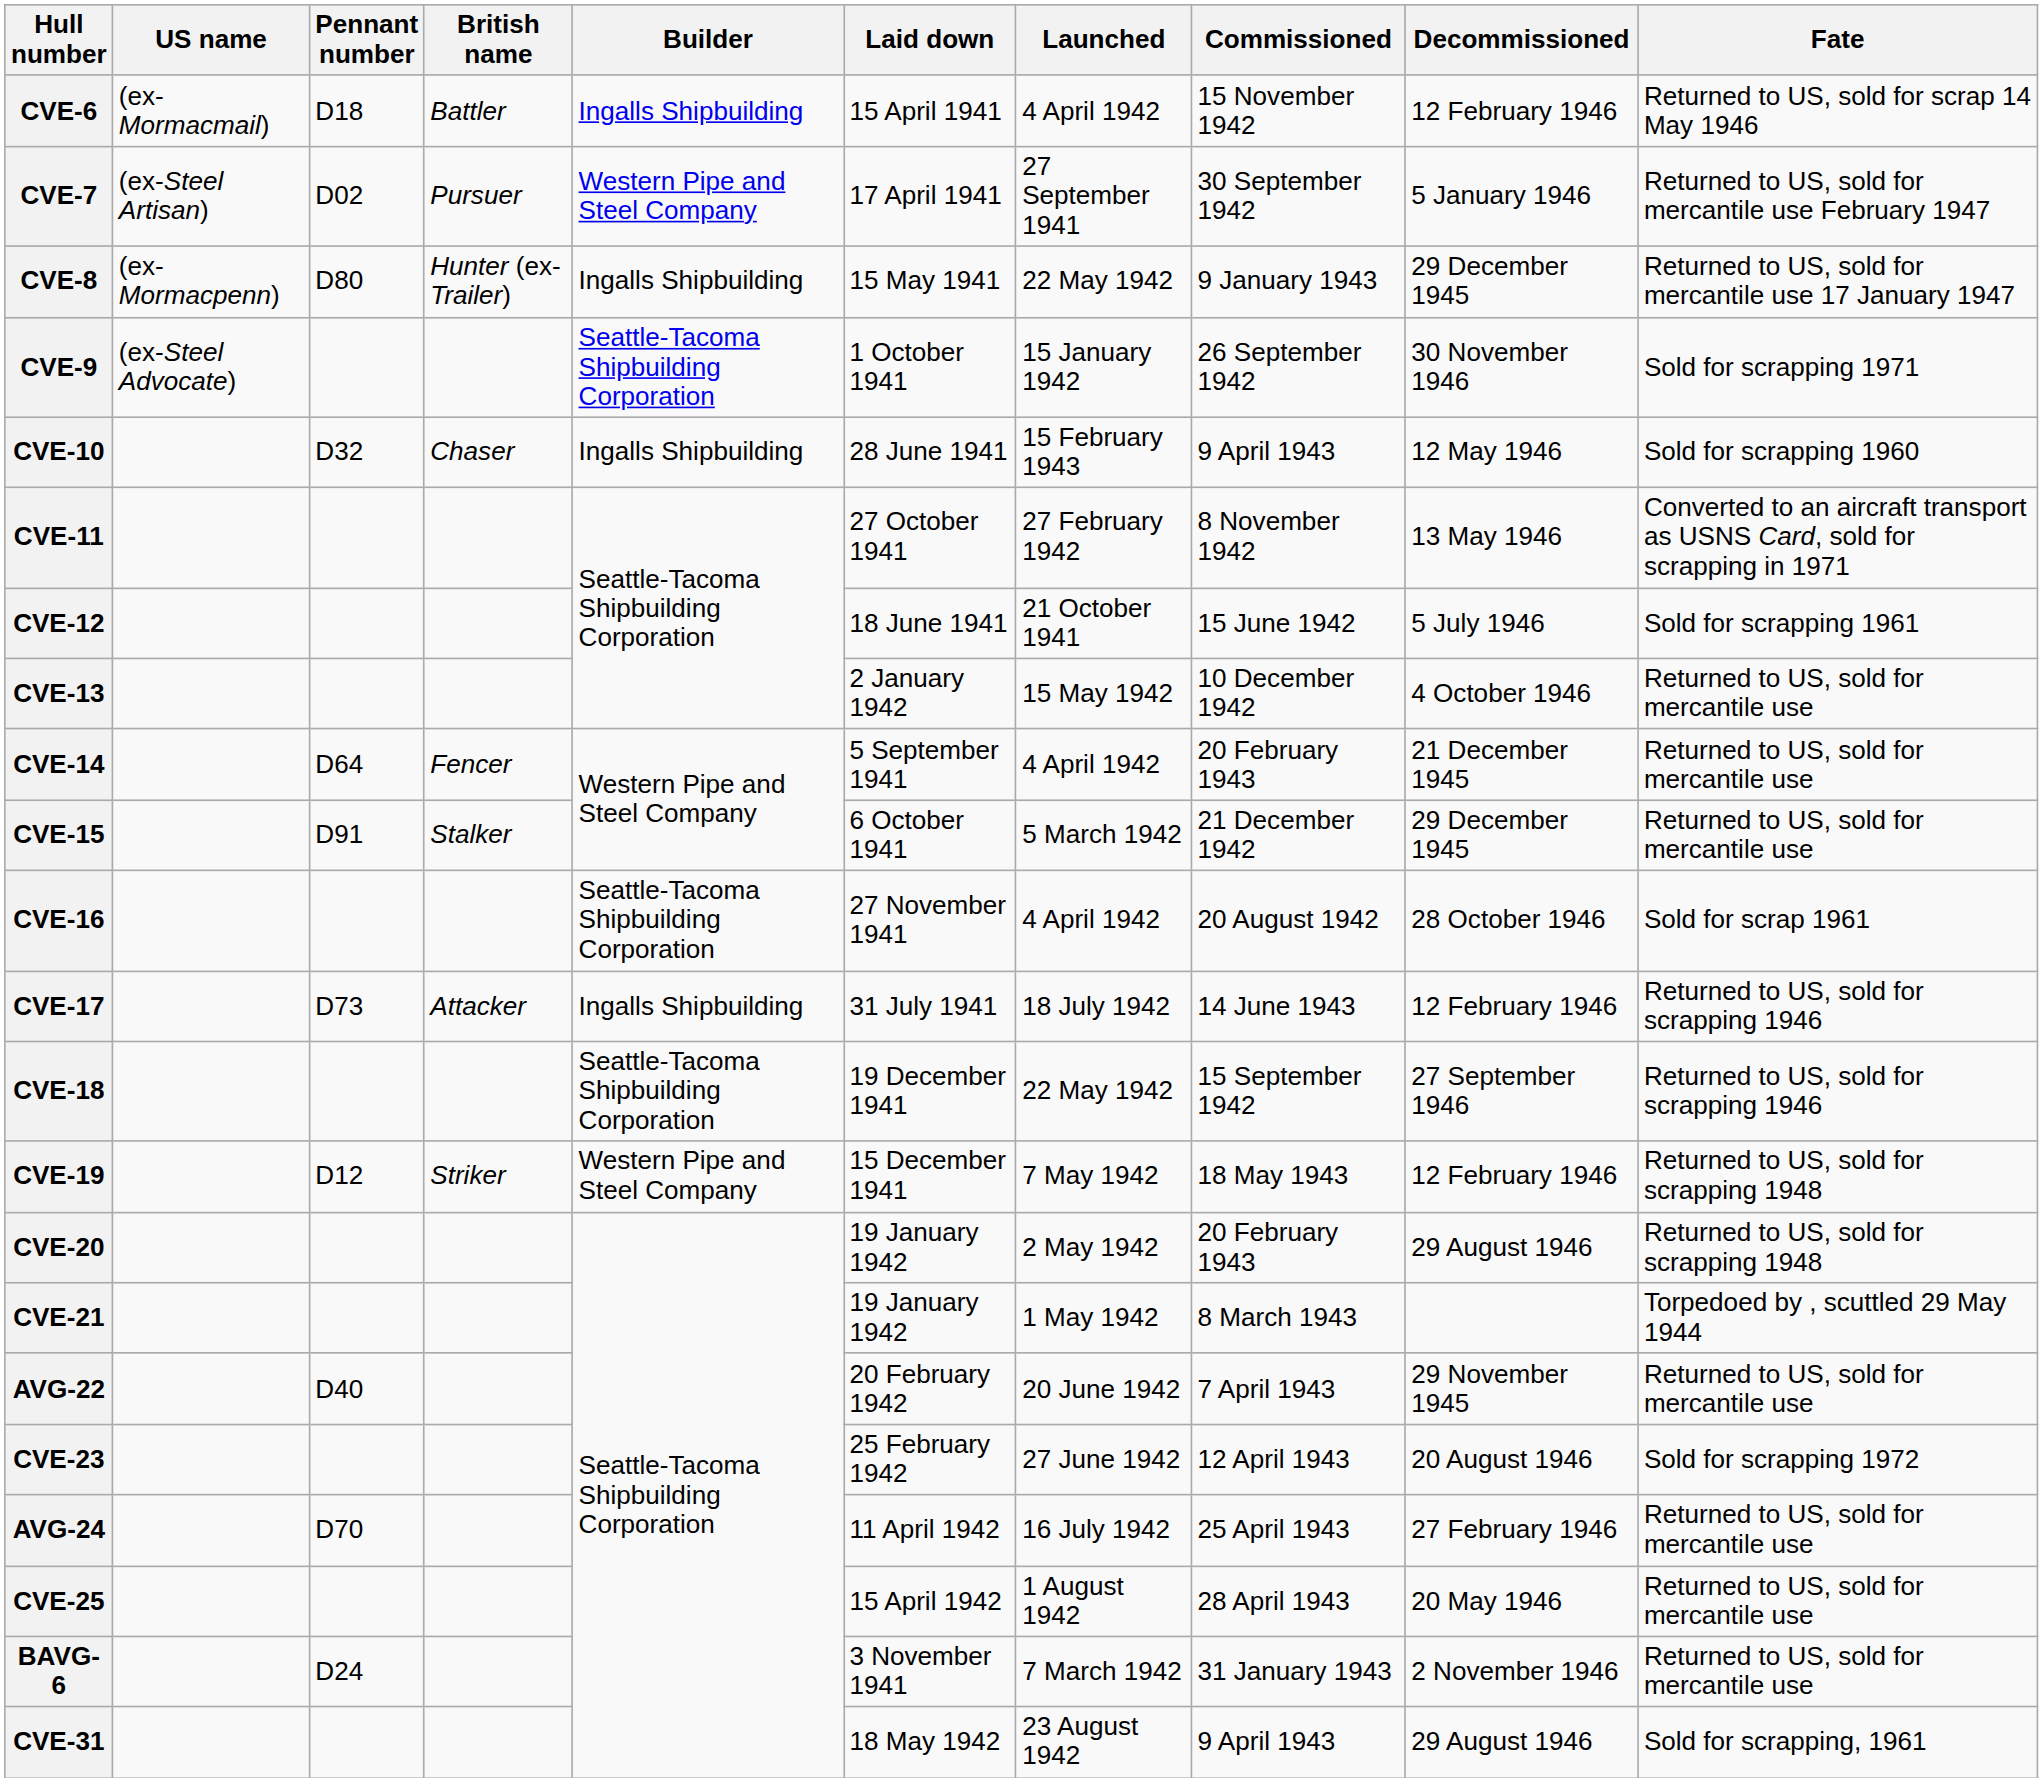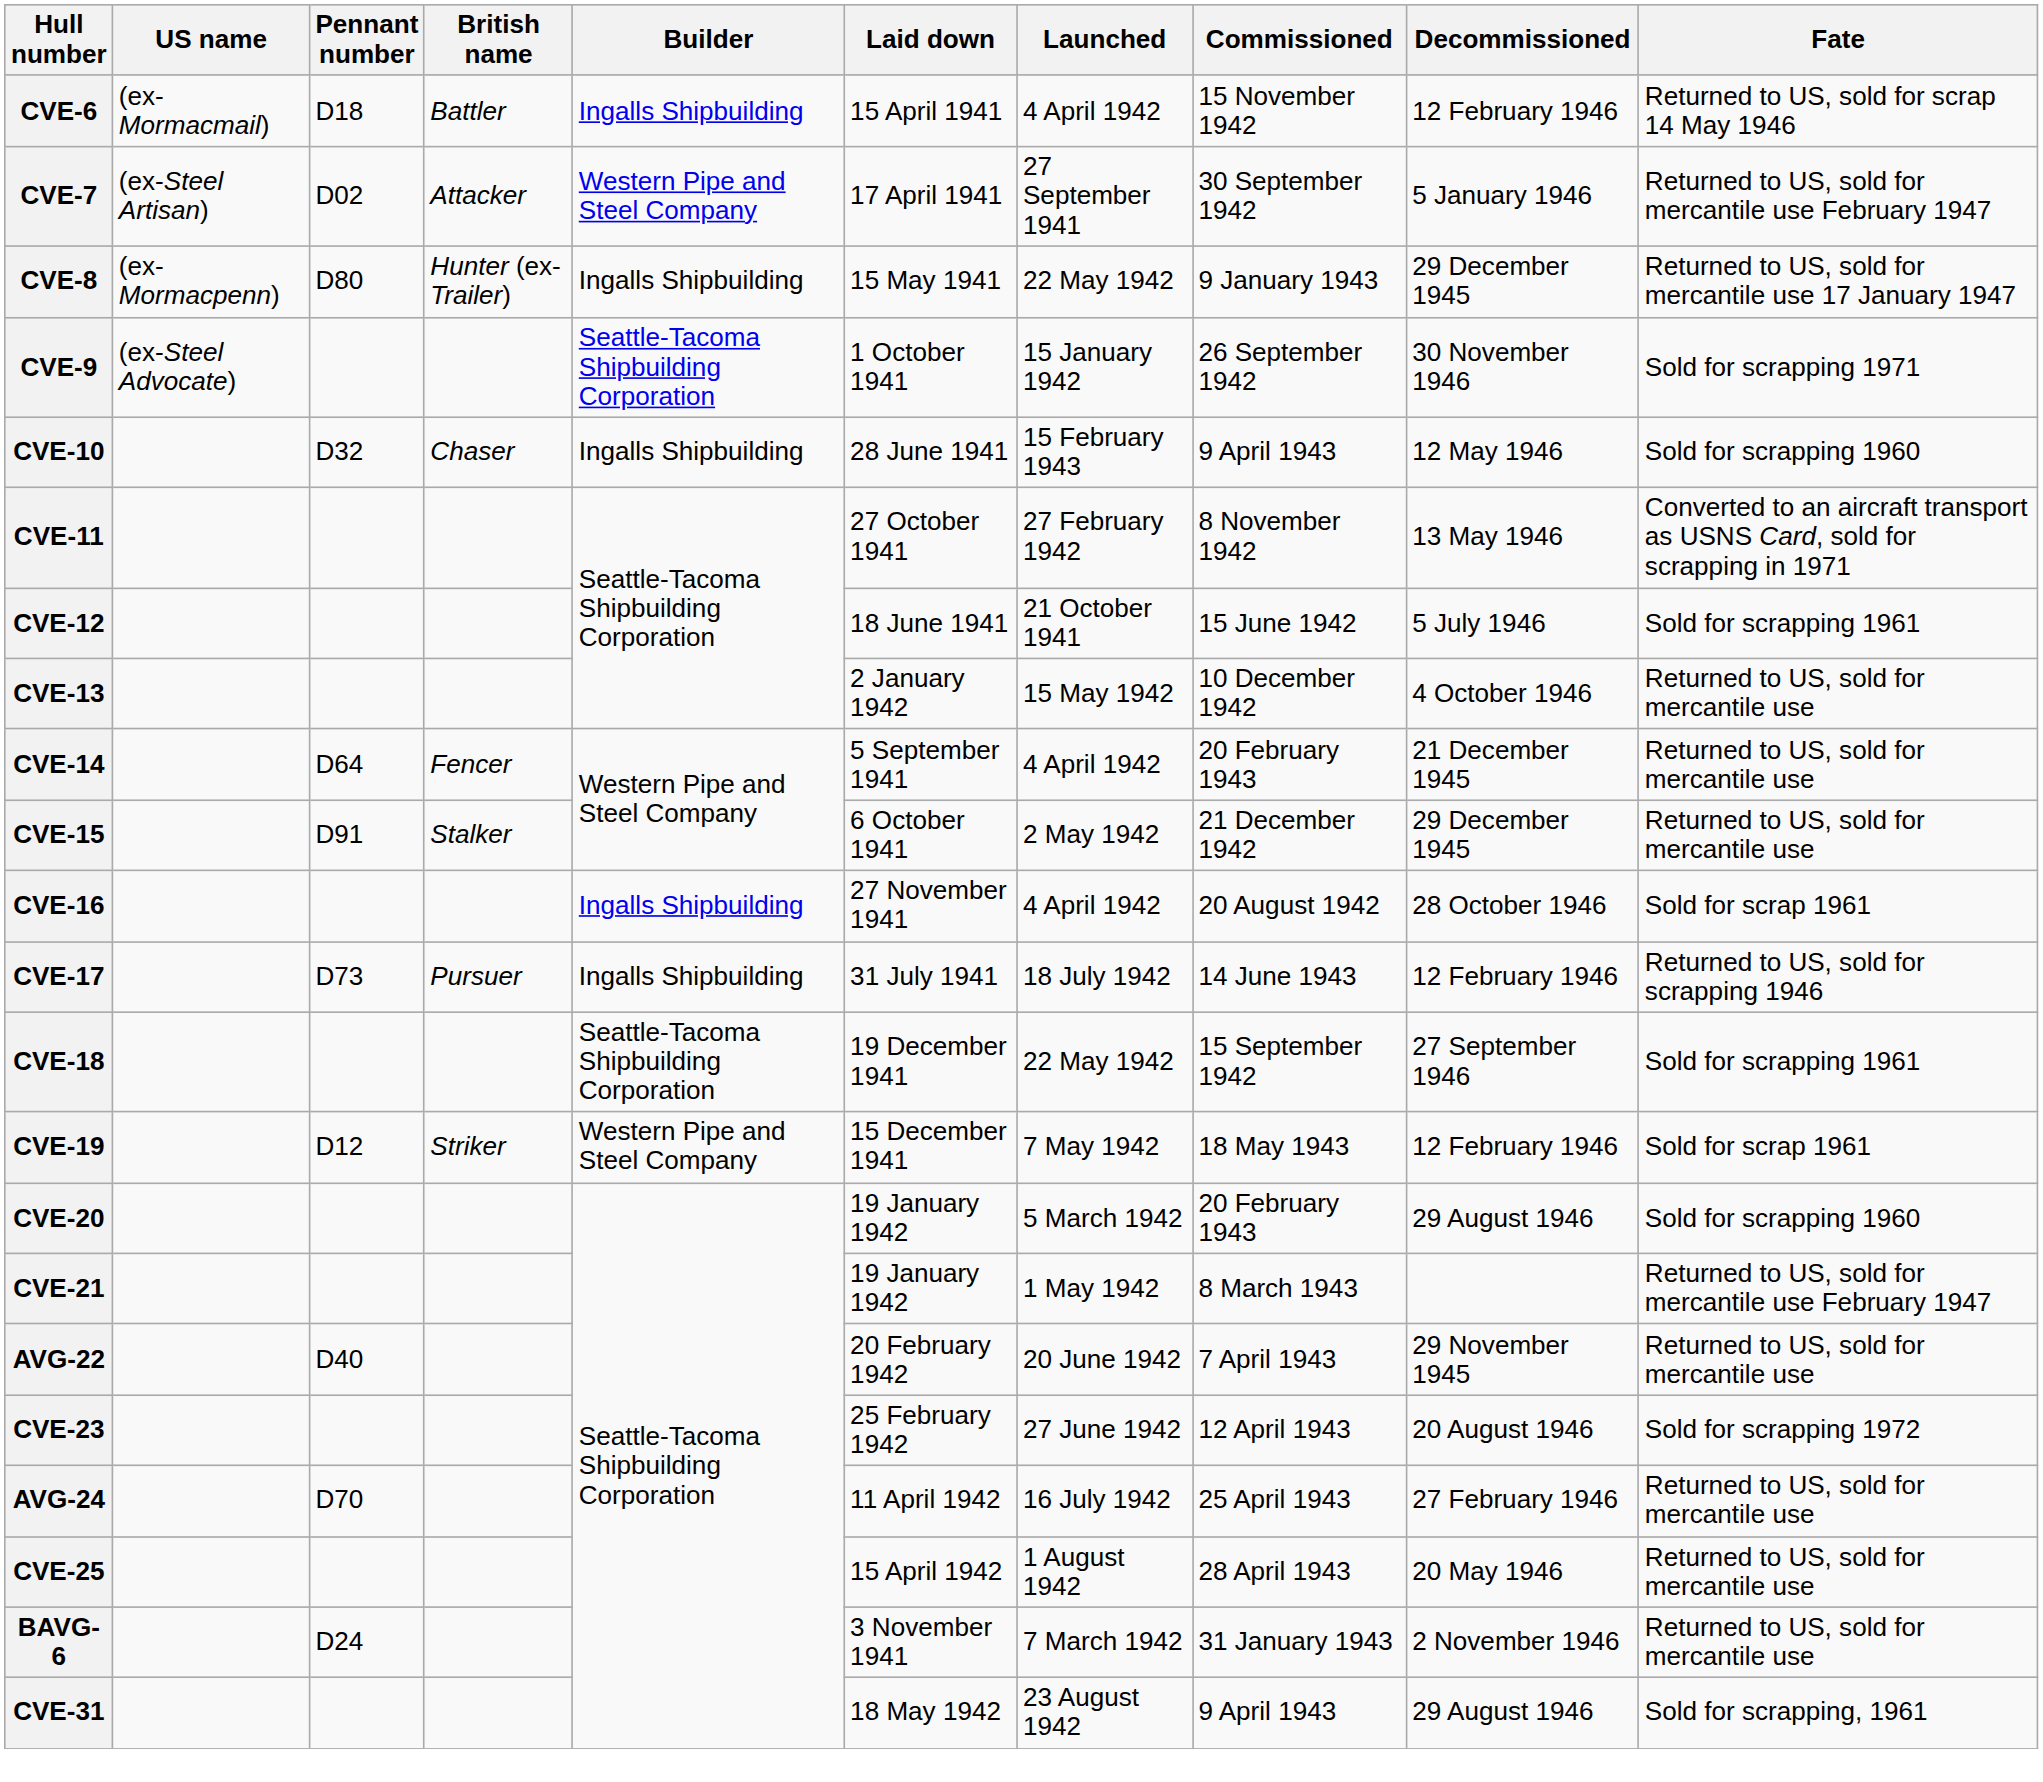(476, 195) Pursuer -> (478, 195) Attacker
(1102, 834) 5 March 1942 -> (1091, 834) 2 May 1942
(669, 920) Seattle-Tacoma Shipbuilding Corporation -> (691, 905) Ingalls Shipbuilding
(478, 1005) Attacker -> (476, 976) Pursuer
(1784, 1090) Returned to US, sold for scrapping 1946 -> (1783, 1061) Sold for scrapping 1961
(1784, 1176) Returned to US, sold for scrapping 1948 -> (1758, 1147) Sold for scrap 1961
(1090, 1247) 2 May 1942 -> (1103, 1217) 5 March 1942
(1784, 1247) Returned to US, sold for scrapping 1948 -> (1783, 1217) Sold for scrapping 1960
(1825, 1317) Torpedoed by , scuttled 29 May 1944 -> (1818, 1288) Returned to US, sold for mercantile use February 1947
